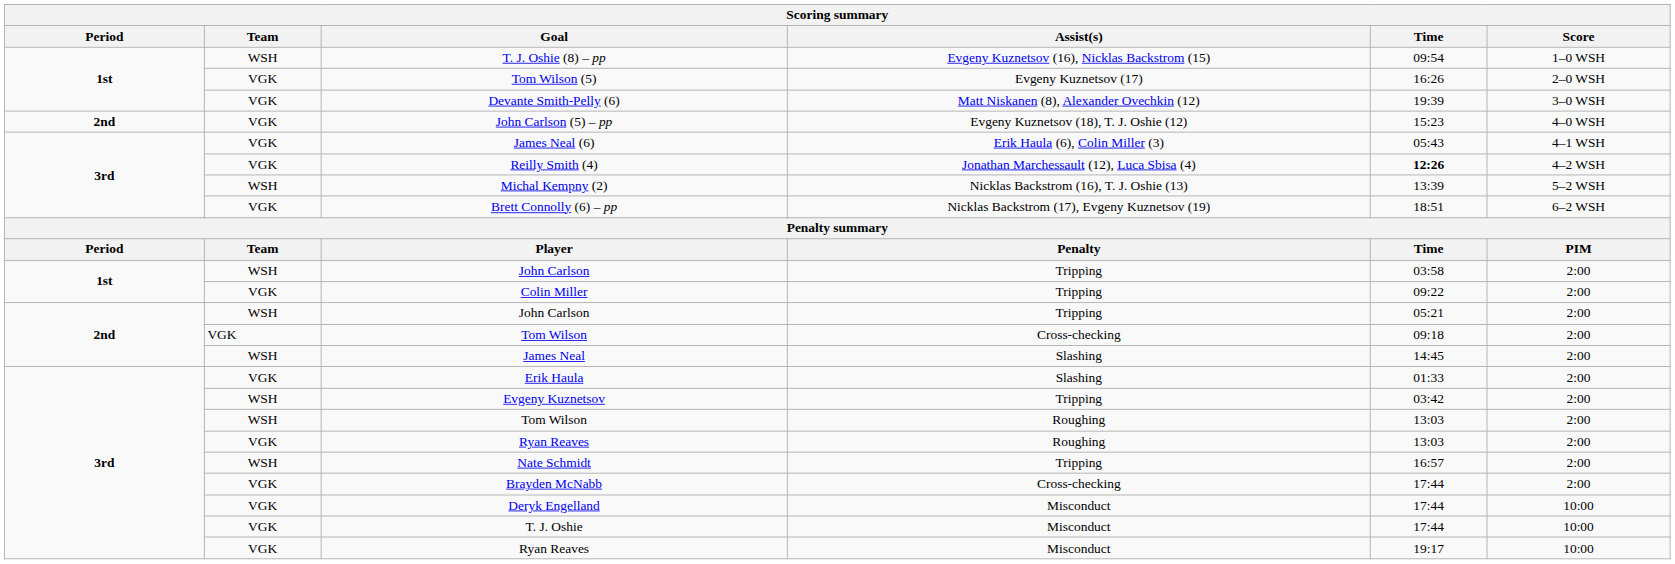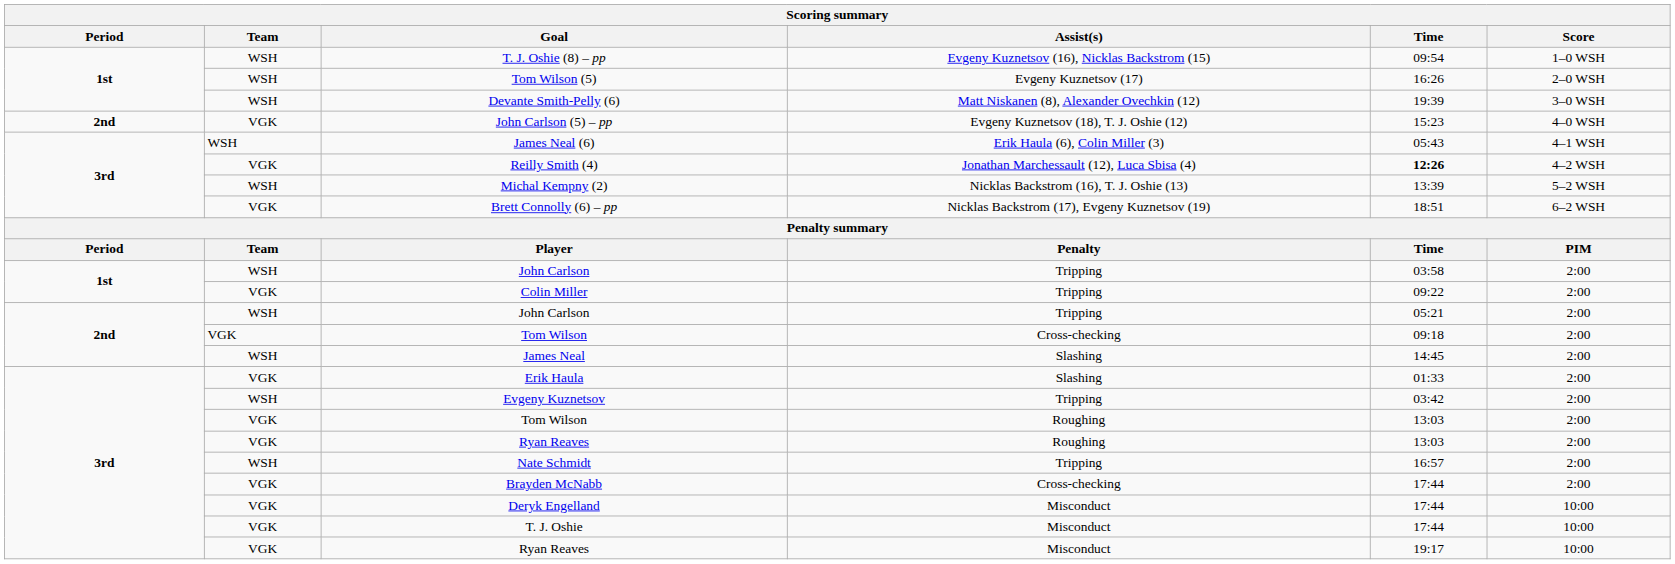(263, 79) VGK -> (263, 79) WSH
(263, 100) VGK -> (263, 100) WSH
(263, 143) VGK -> (222, 143) WSH
(263, 420) WSH -> (263, 420) VGK
